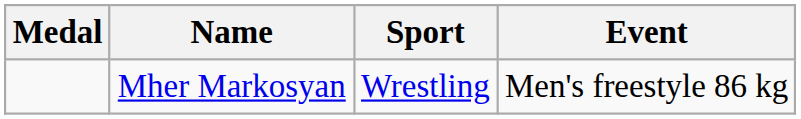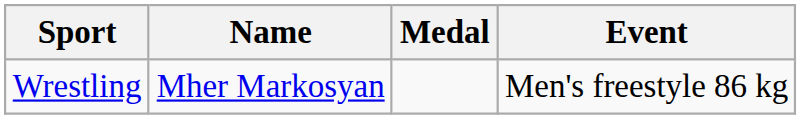columns swapped: (58, 31) <-> (425, 31)
